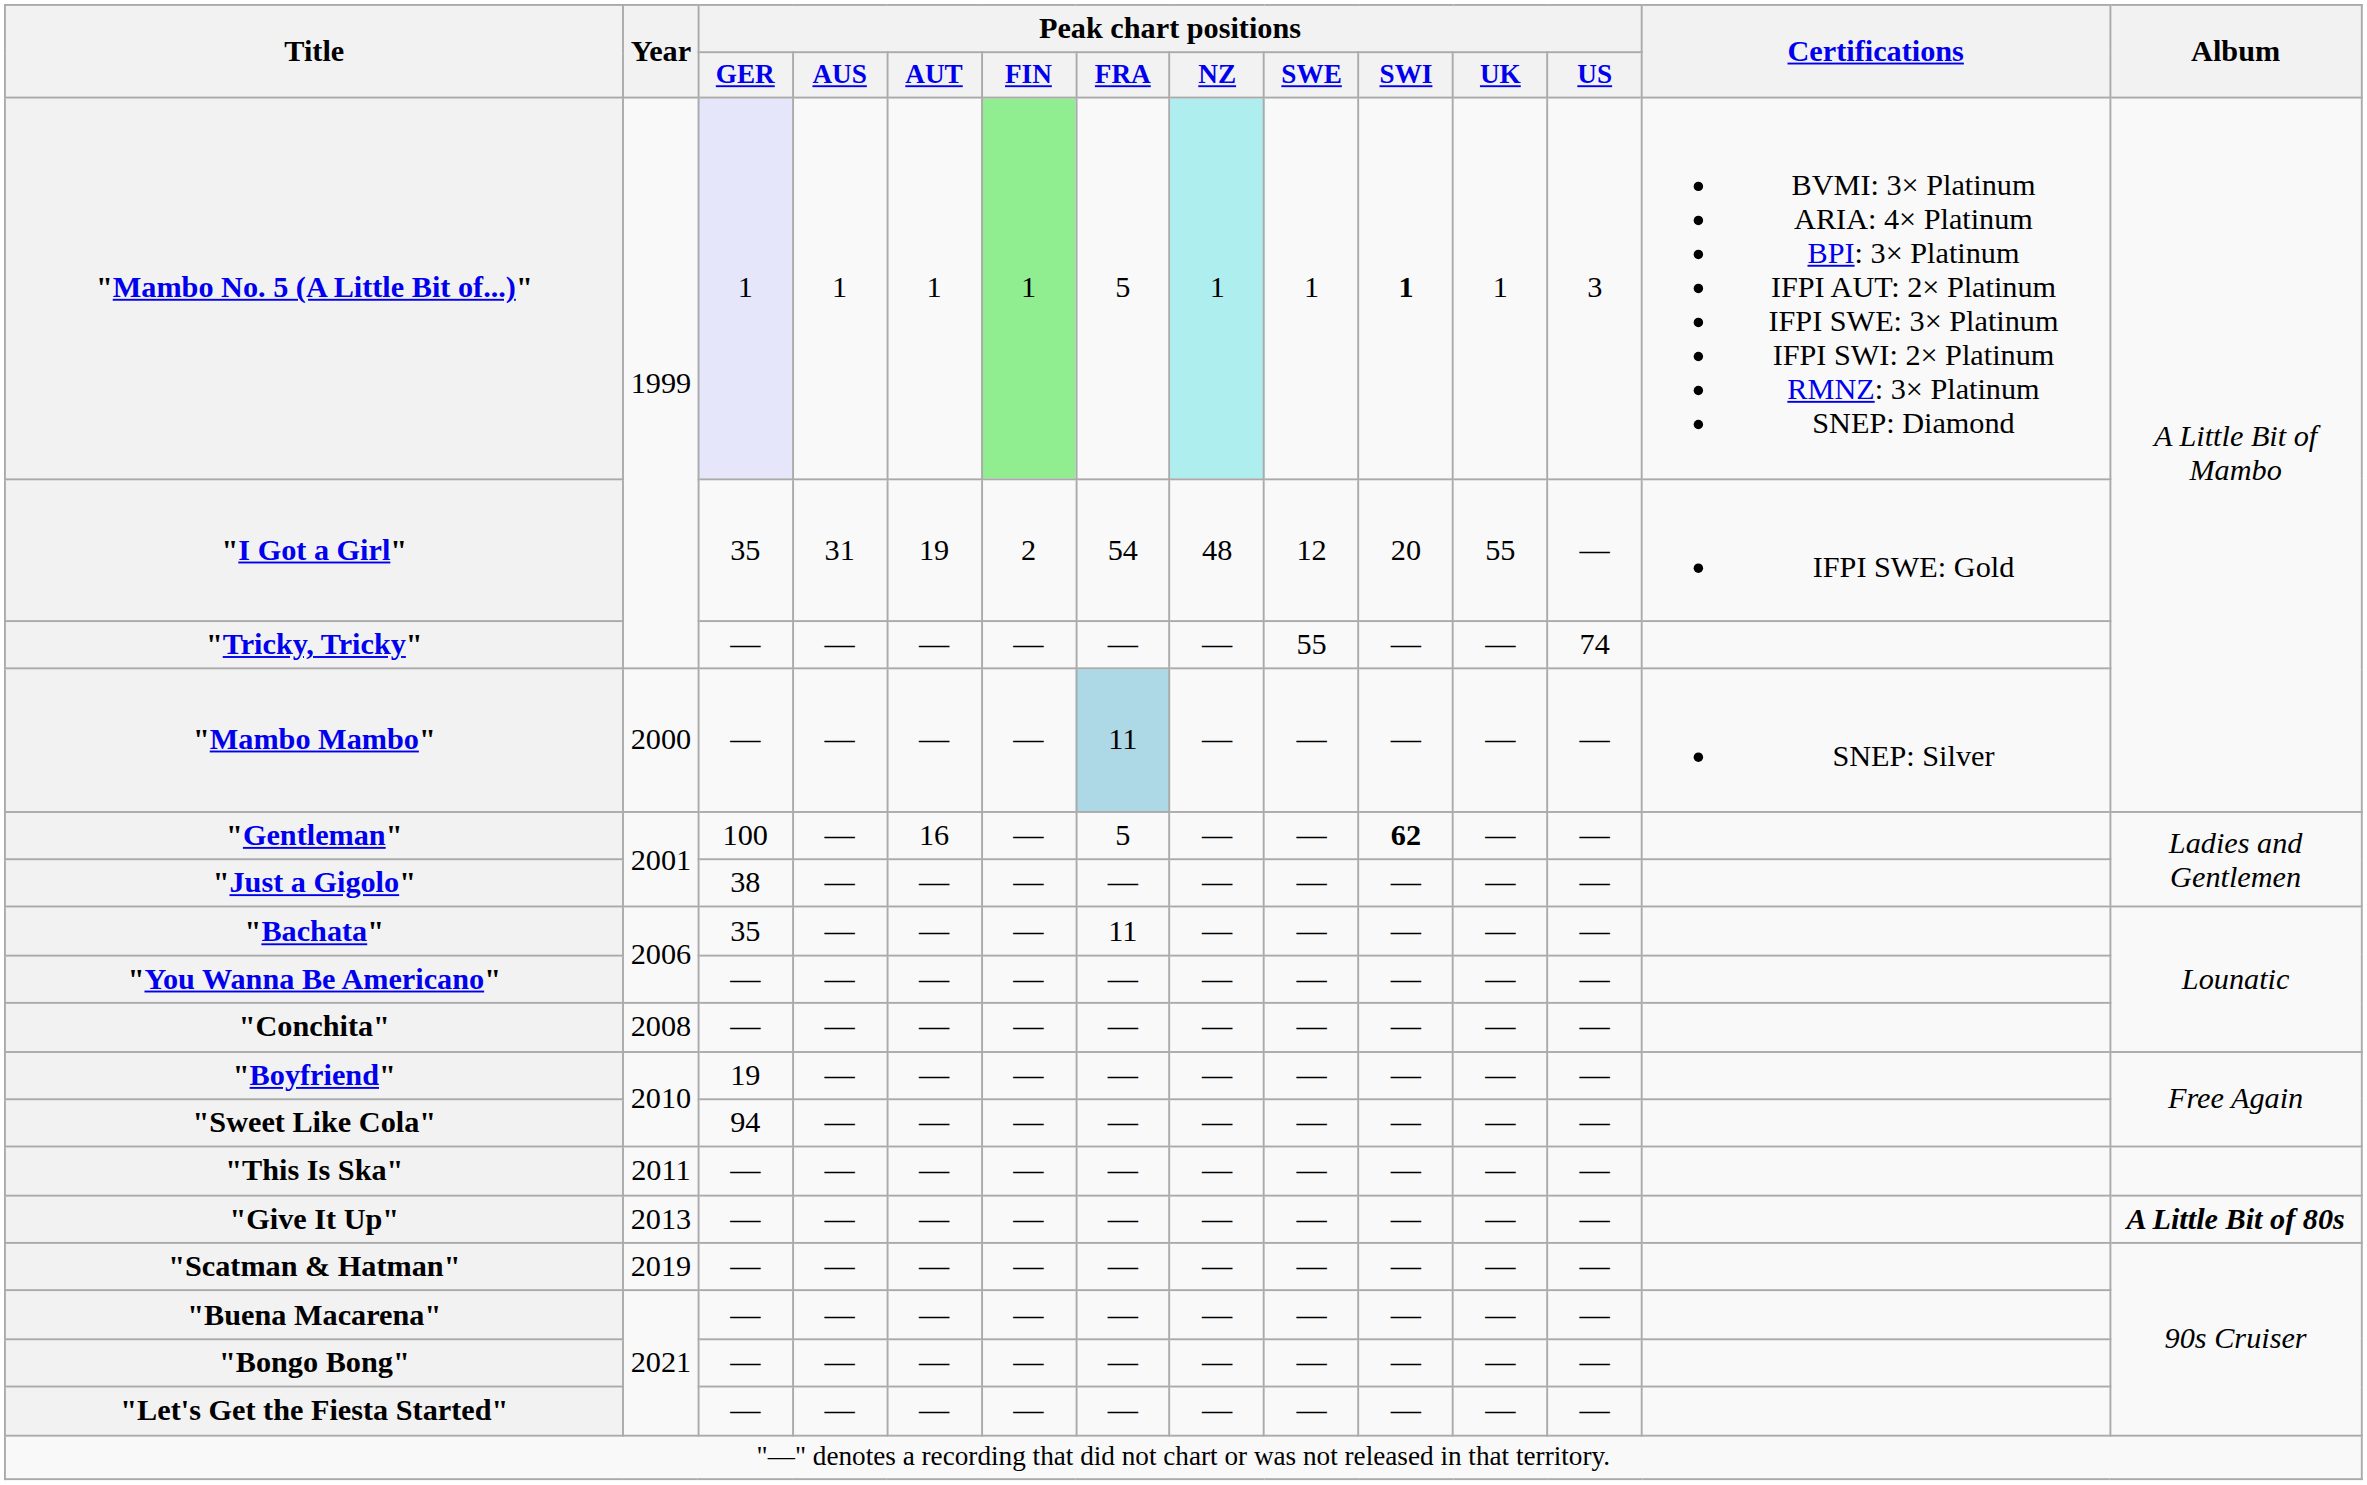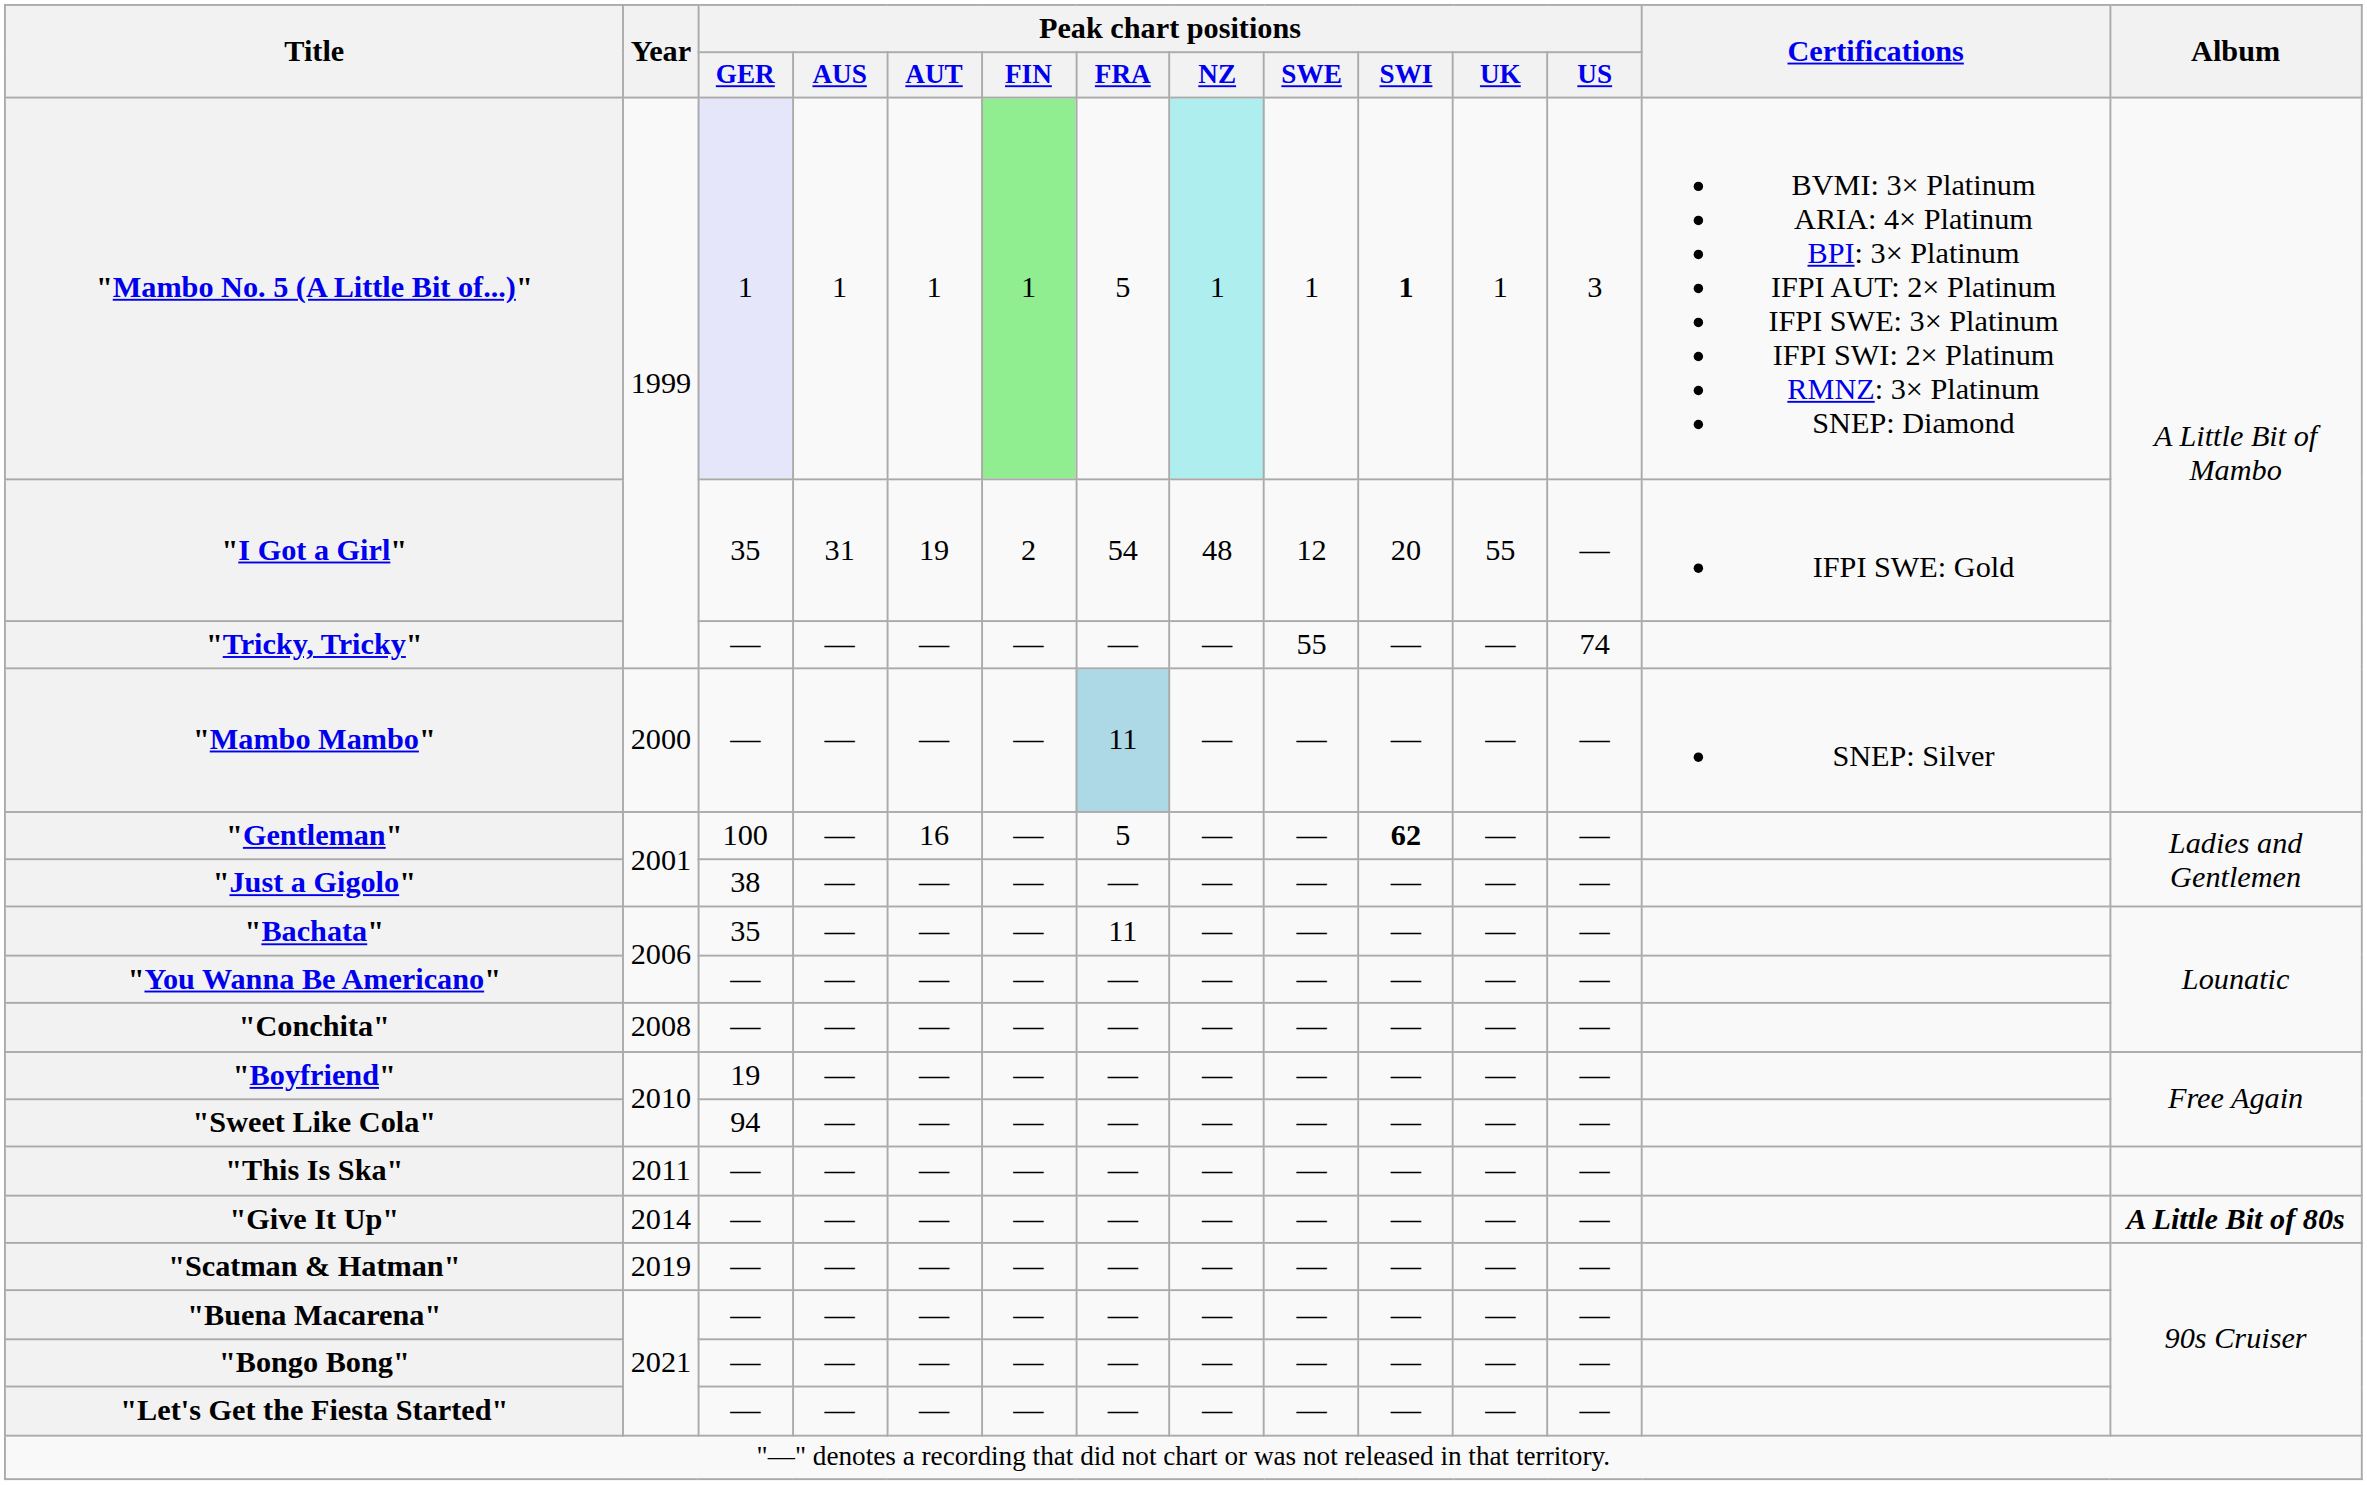(661, 1218) 2013 -> (661, 1218) 2014
